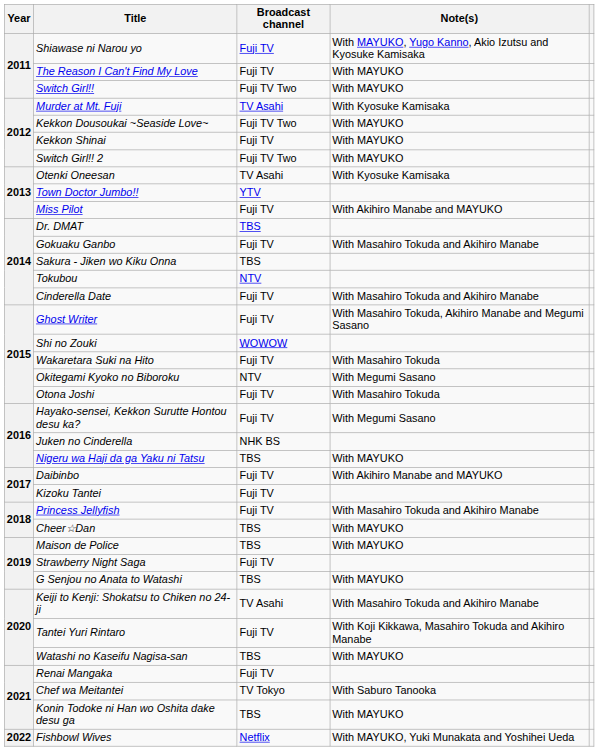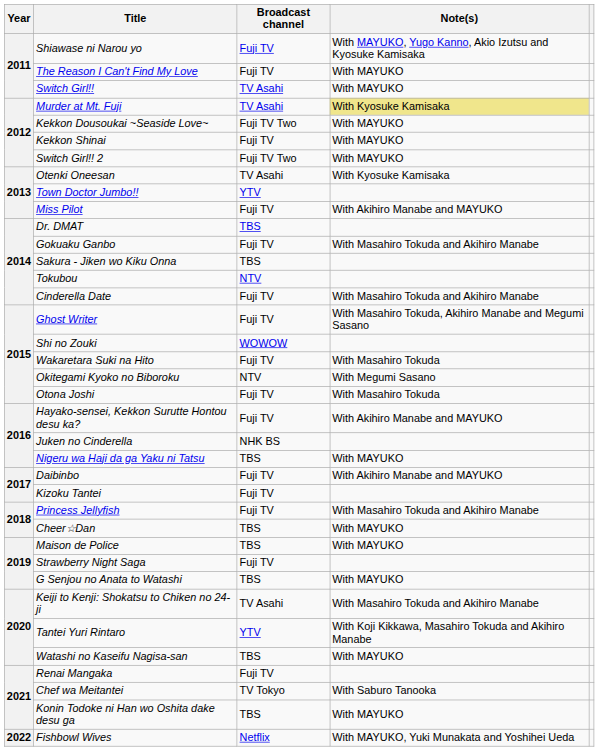(268, 89) Fuji TV Two -> (261, 89) TV Asahi
(391, 106) no background -> (391, 106) khaki background
(384, 418) With Megumi Sasano -> (417, 418) With Akihiro Manabe and MAYUKO
(257, 633) Fuji TV -> (250, 633) YTV
